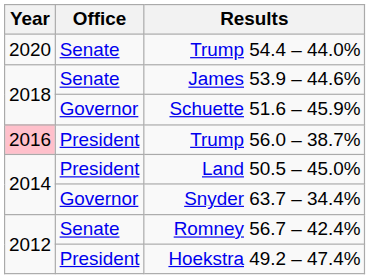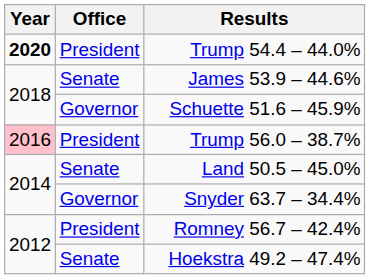(30, 49) normal -> (30, 49) bold
(90, 49) Senate -> (100, 49) President
(100, 169) President -> (90, 169) Senate
(90, 229) Senate -> (100, 229) President
(100, 259) President -> (90, 259) Senate
